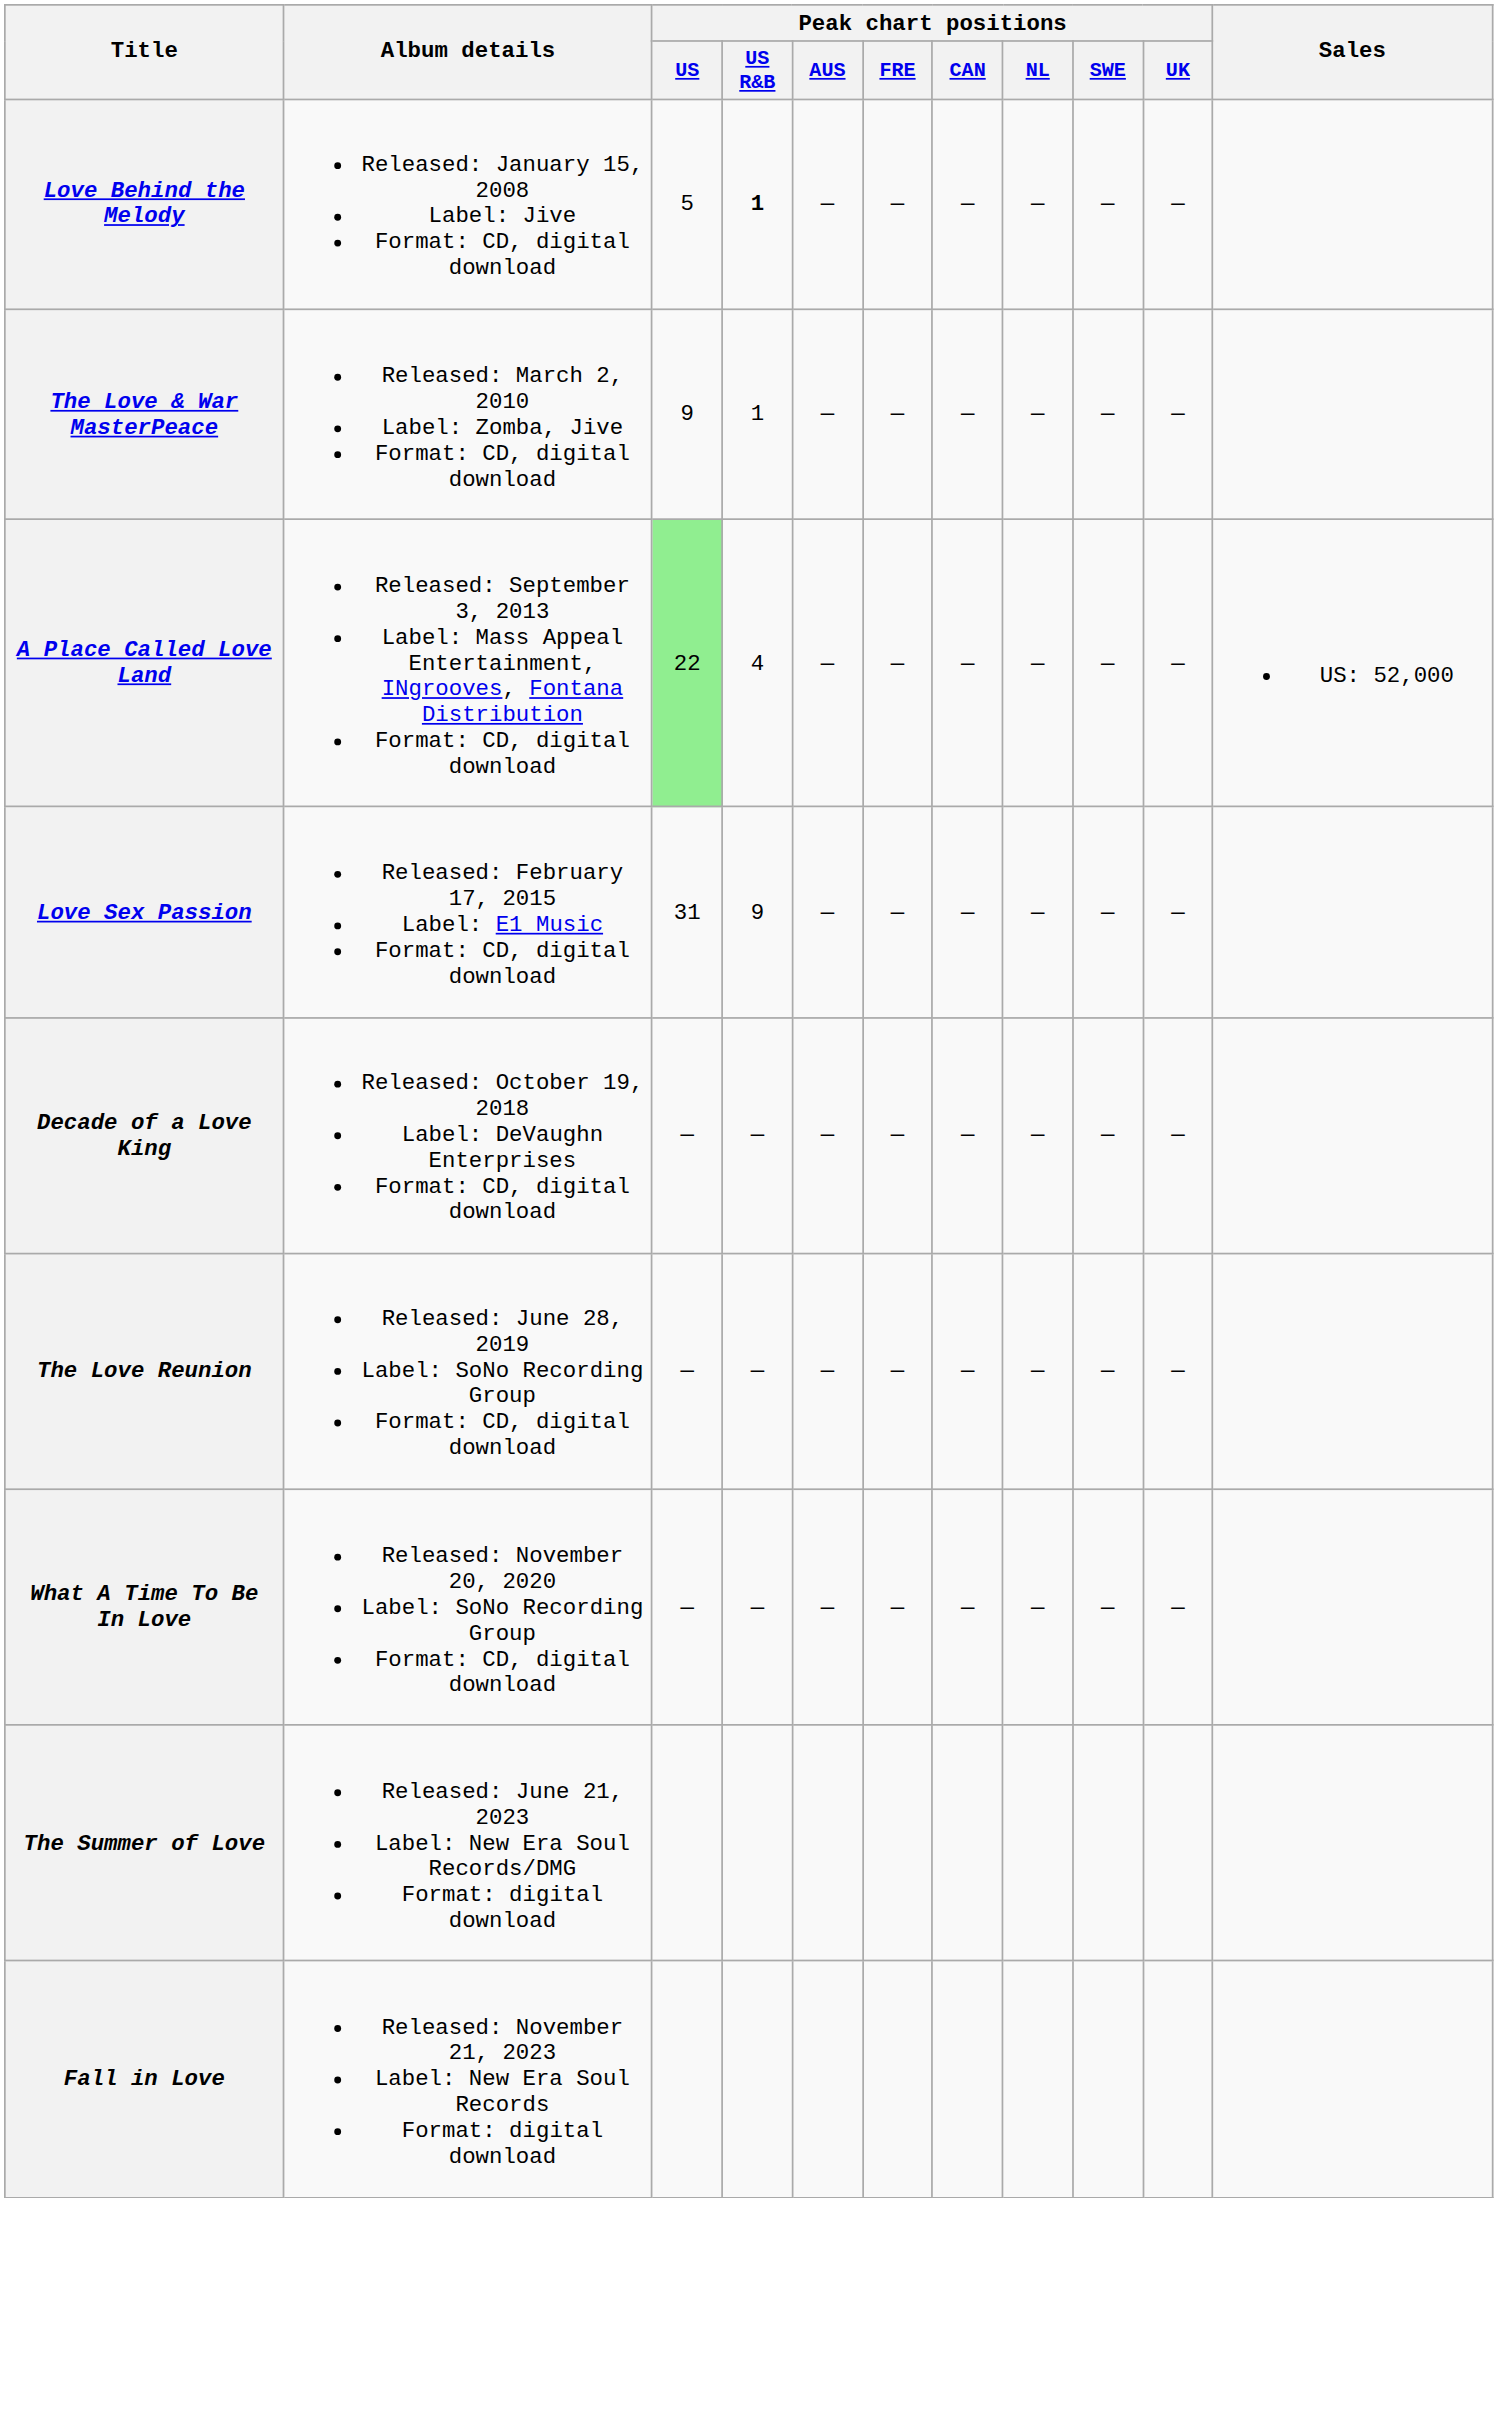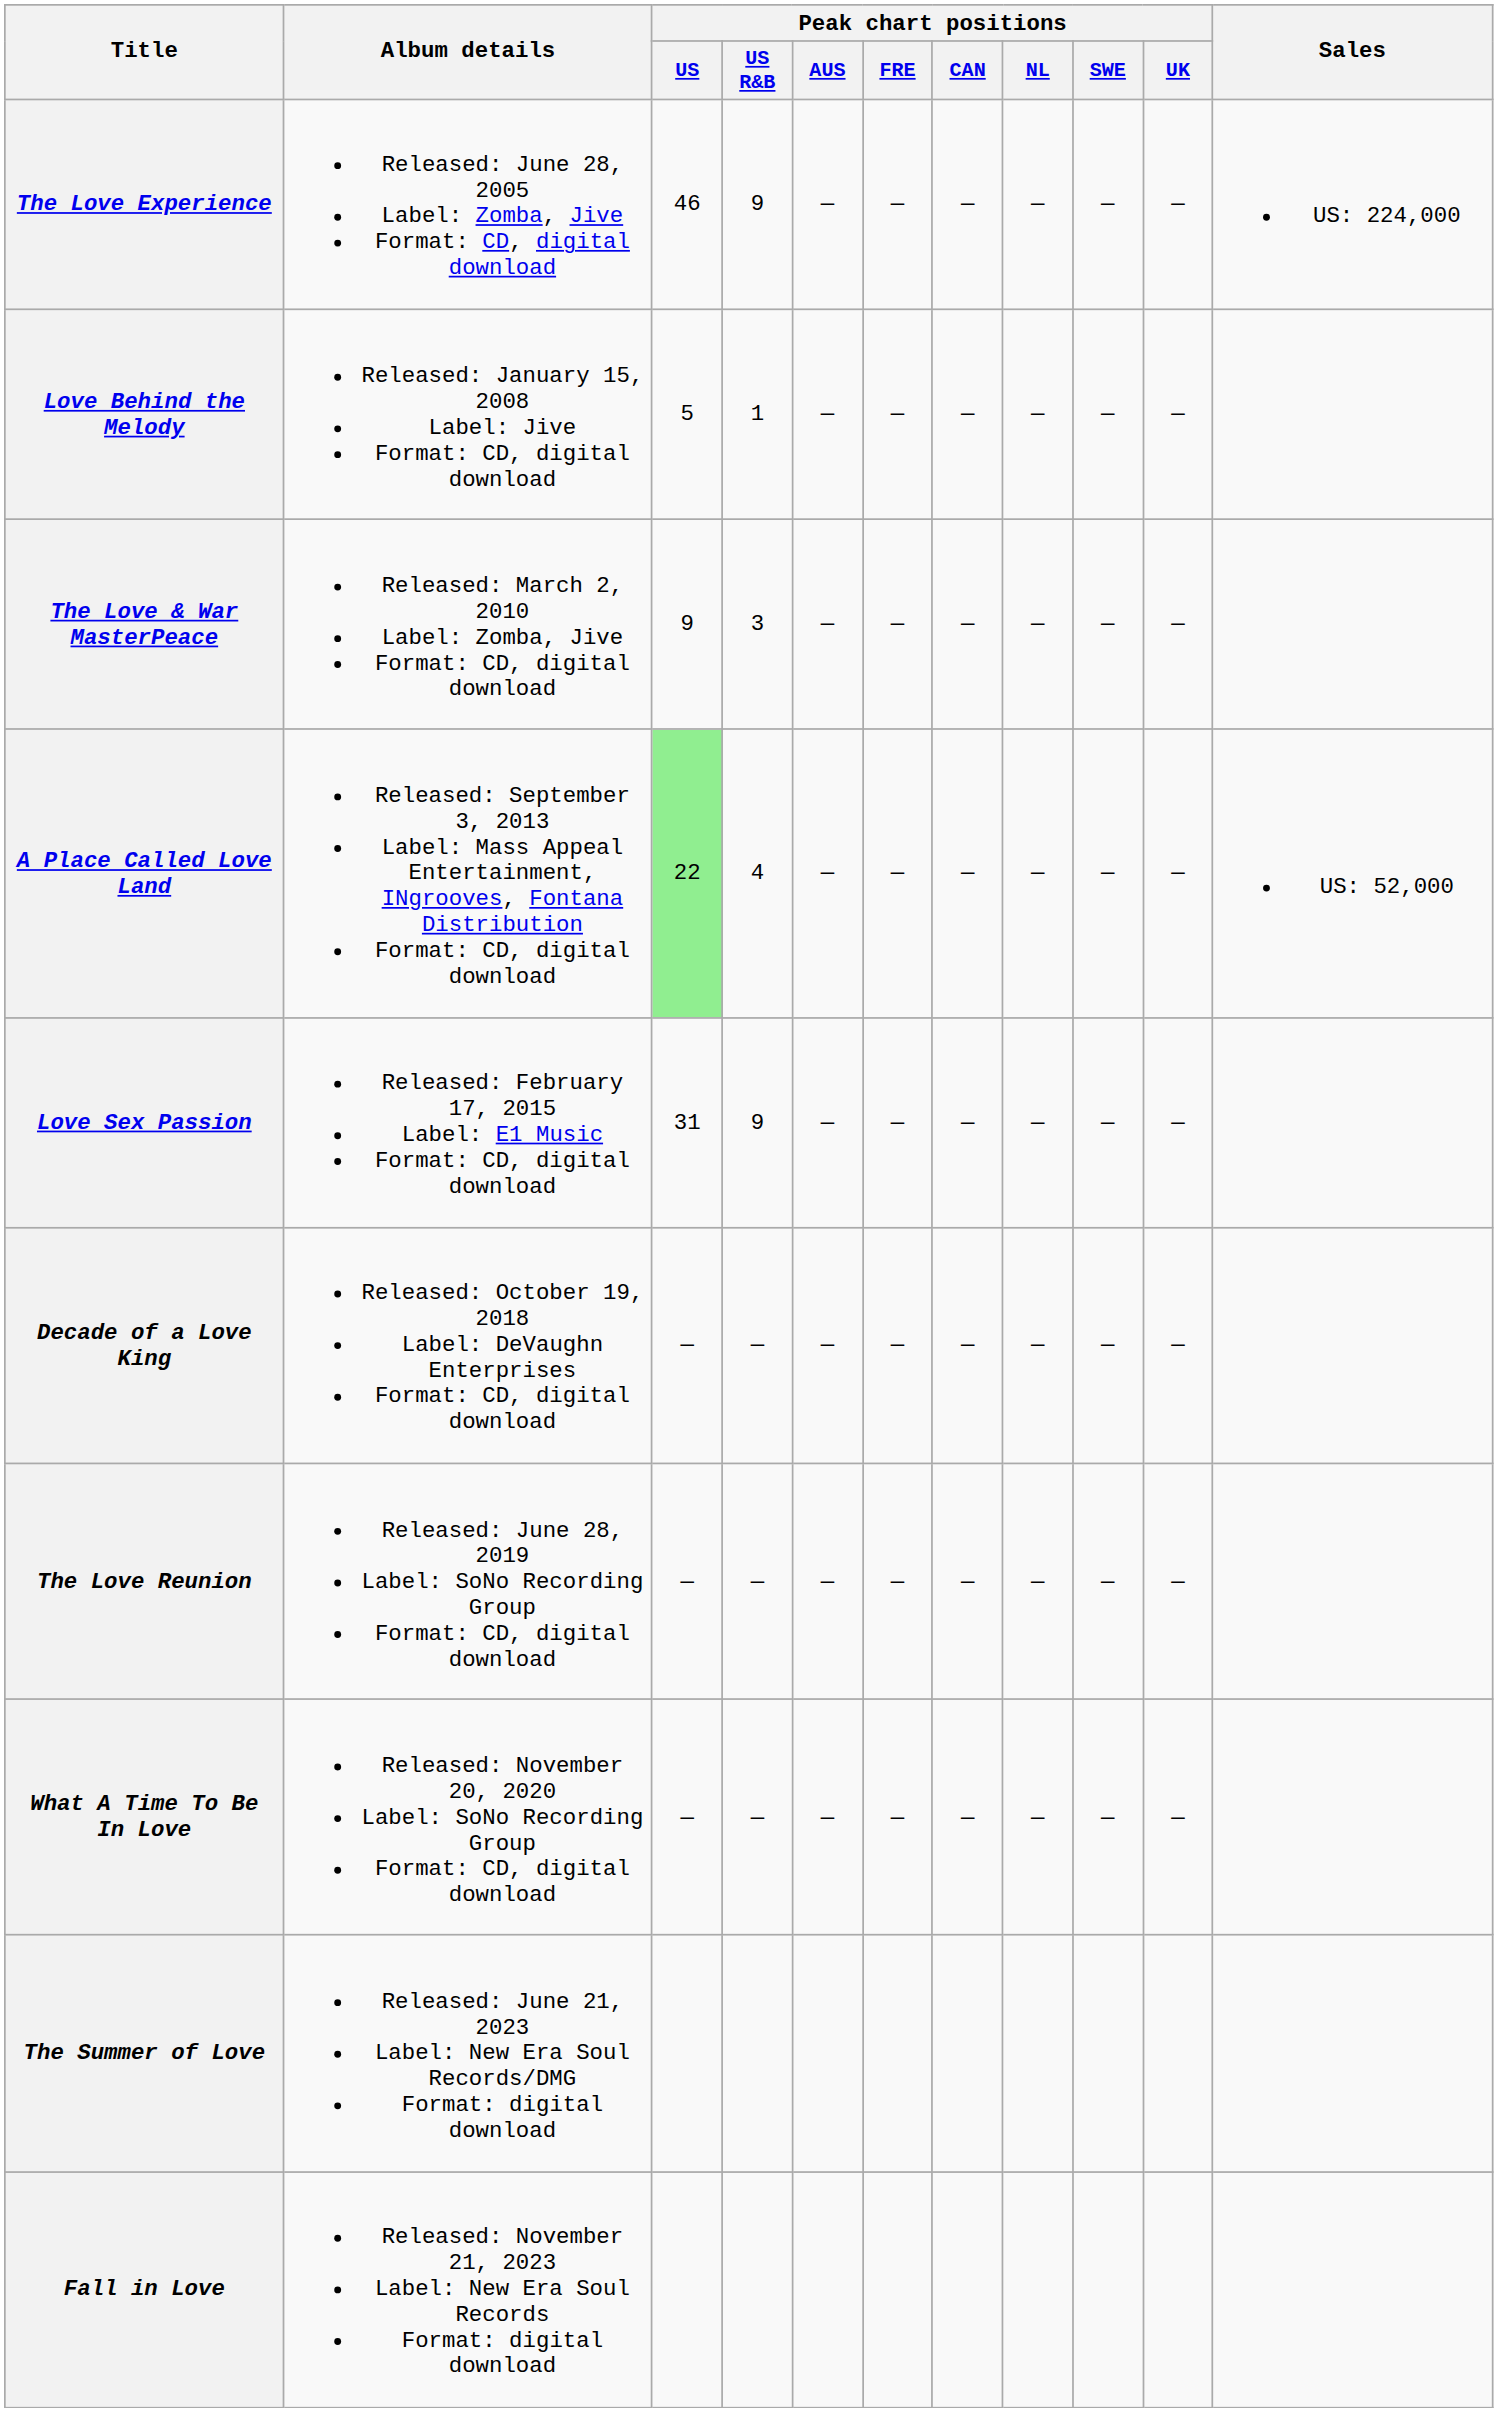+ row: (144, 204)
(757, 204) bold -> (757, 414) normal
(757, 414) 1 -> (757, 625) 3
